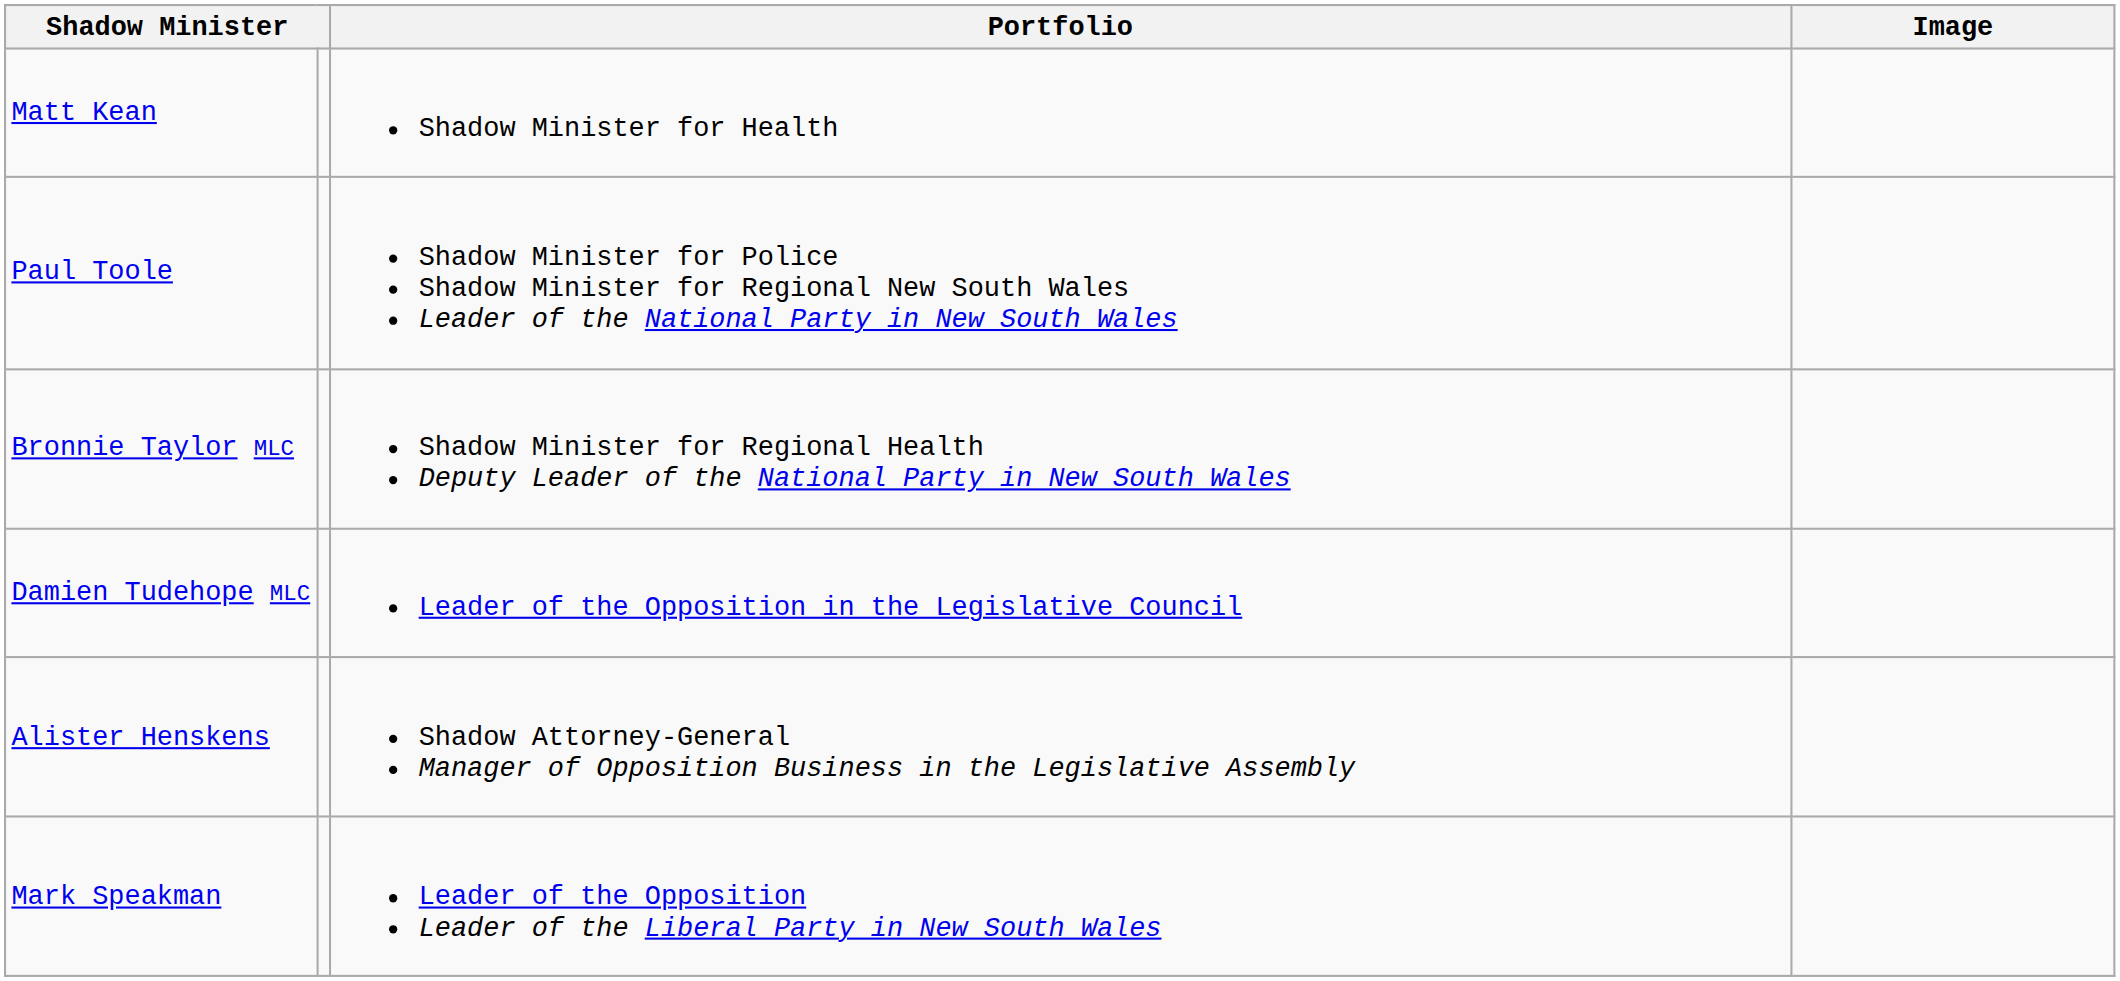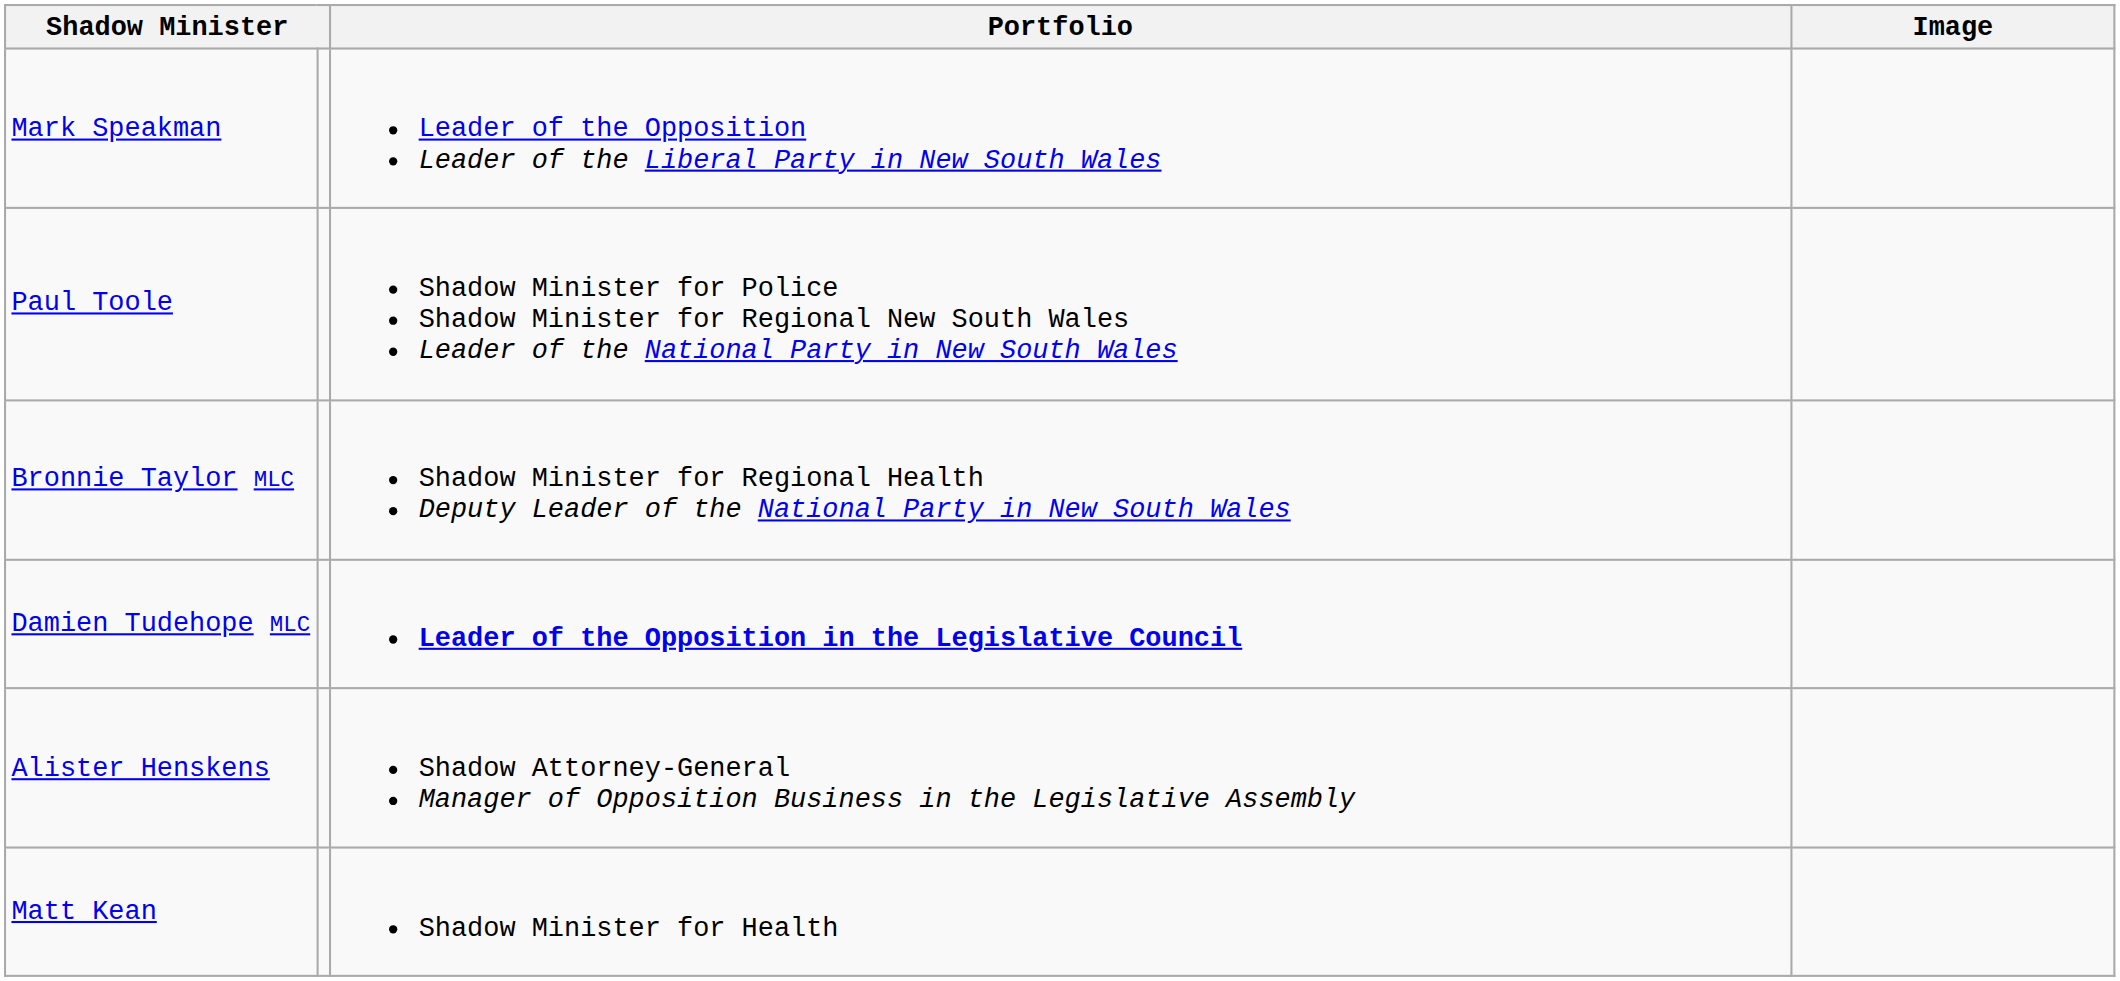rows swapped: (116, 897) <-> (84, 113)
(1060, 608) normal -> (1060, 639) bold
